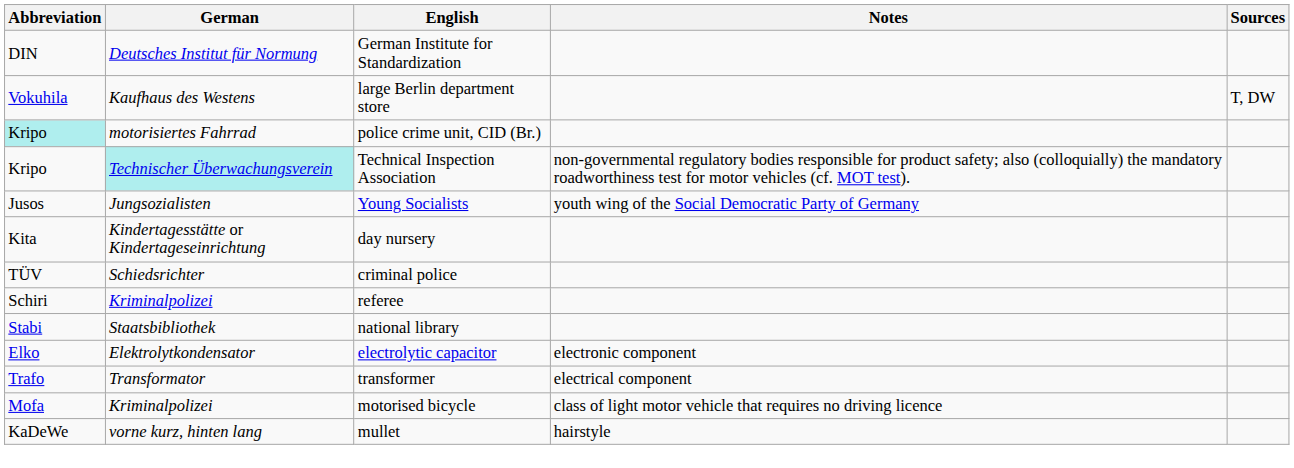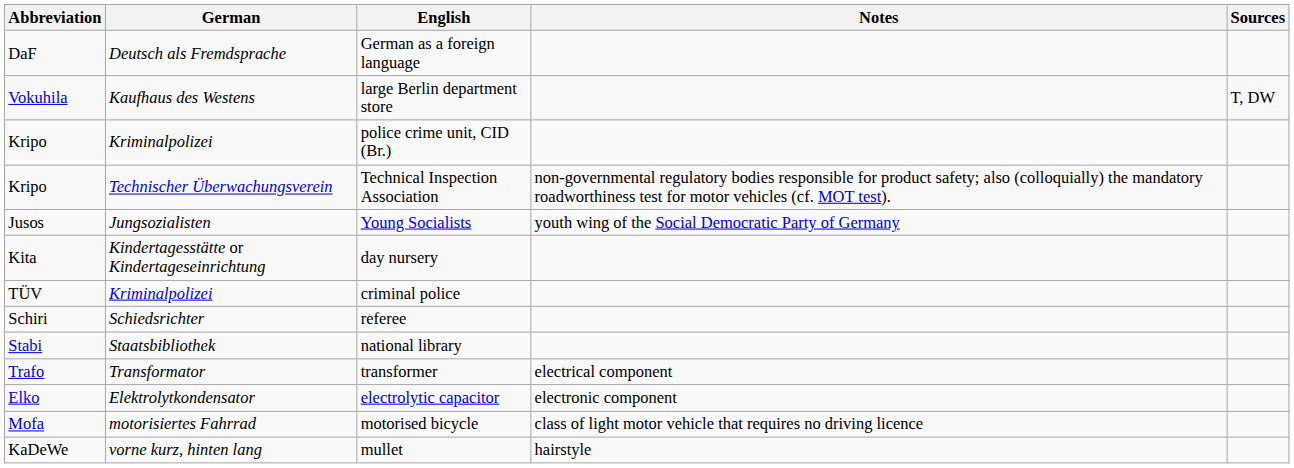+ row: (428, 52)
- row: (425, 52)
(28, 133) paleturquoise background -> (28, 142) no background
(182, 133) motorisiertes Fahrrad -> (161, 142) Kriminalpolizei
(221, 168) paleturquoise background -> (221, 187) no background
(157, 274) Schiedsrichter -> (161, 293) Kriminalpolizei
(161, 300) Kriminalpolizei -> (157, 319) Schiedsrichter
rows swapped: (396, 379) <-> (427, 353)
(161, 405) Kriminalpolizei -> (182, 423) motorisiertes Fahrrad
